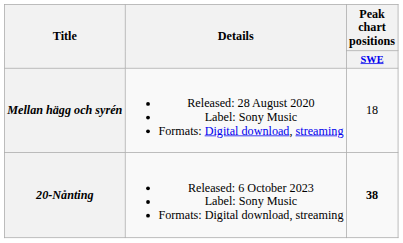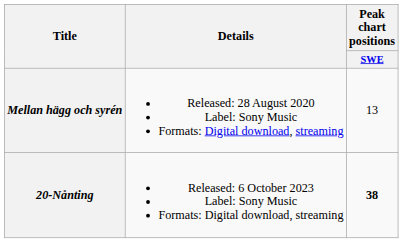(372, 110) 18 -> (372, 110) 13
